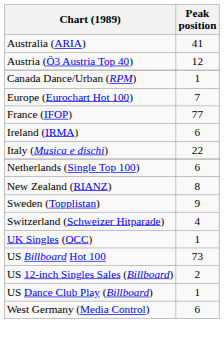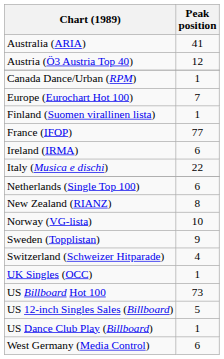+ row: (81, 114)
+ row: (49, 221)
(197, 274) 2 -> (197, 310) 5
